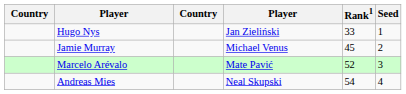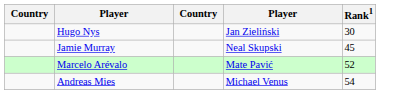- column: (388, 14)
(350, 32) 33 -> (350, 32) 30
(257, 48) Michael Venus -> (254, 48) Neal Skupski
(254, 81) Neal Skupski -> (257, 81) Michael Venus
